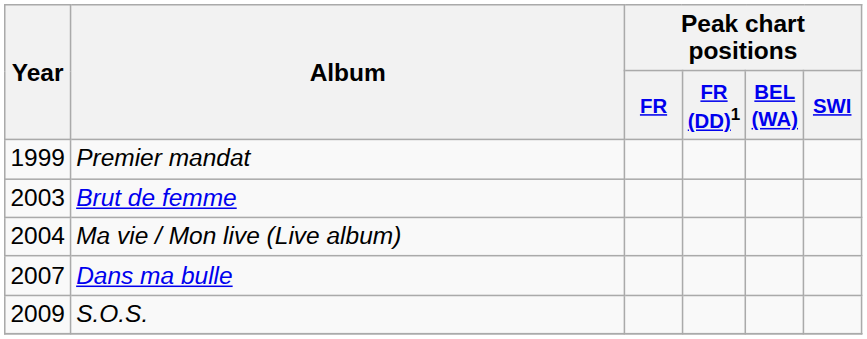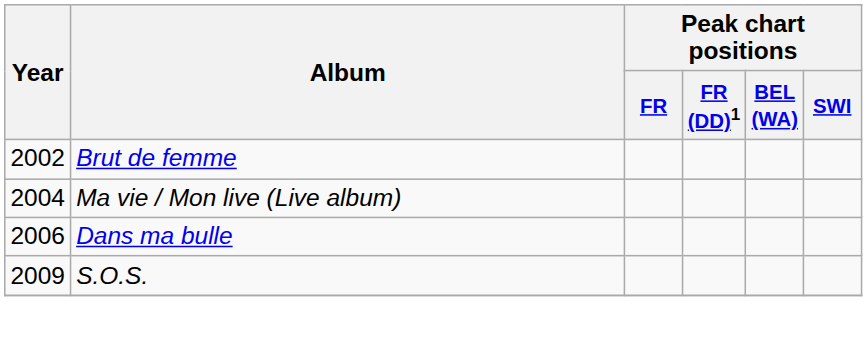- row: (163, 158)
(38, 197) 2003 -> (38, 158) 2002
(38, 275) 2007 -> (38, 236) 2006
